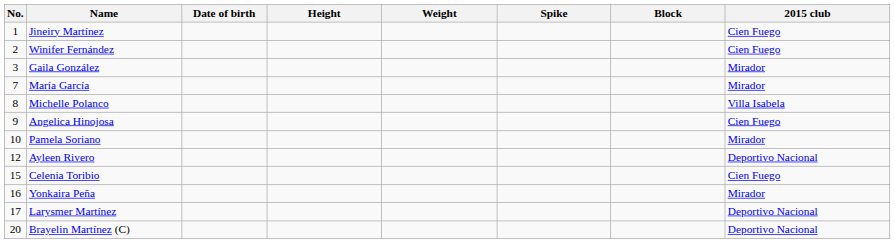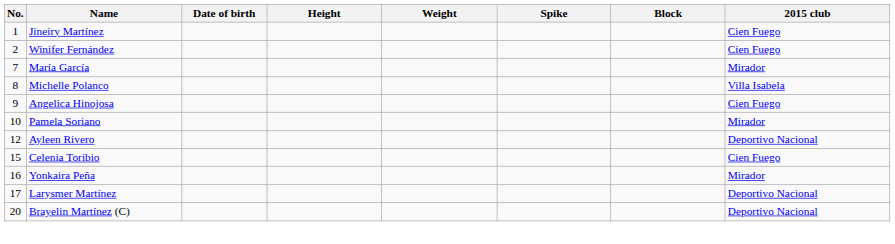- row: (64, 67)
